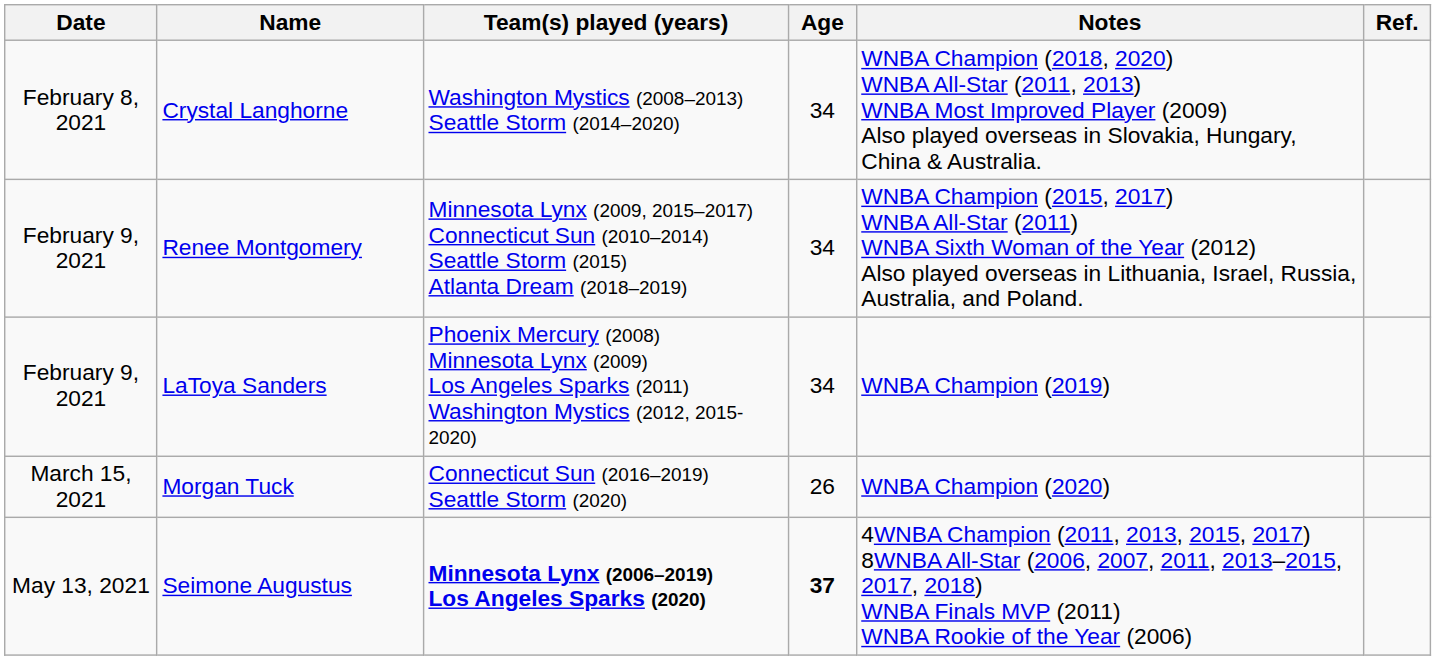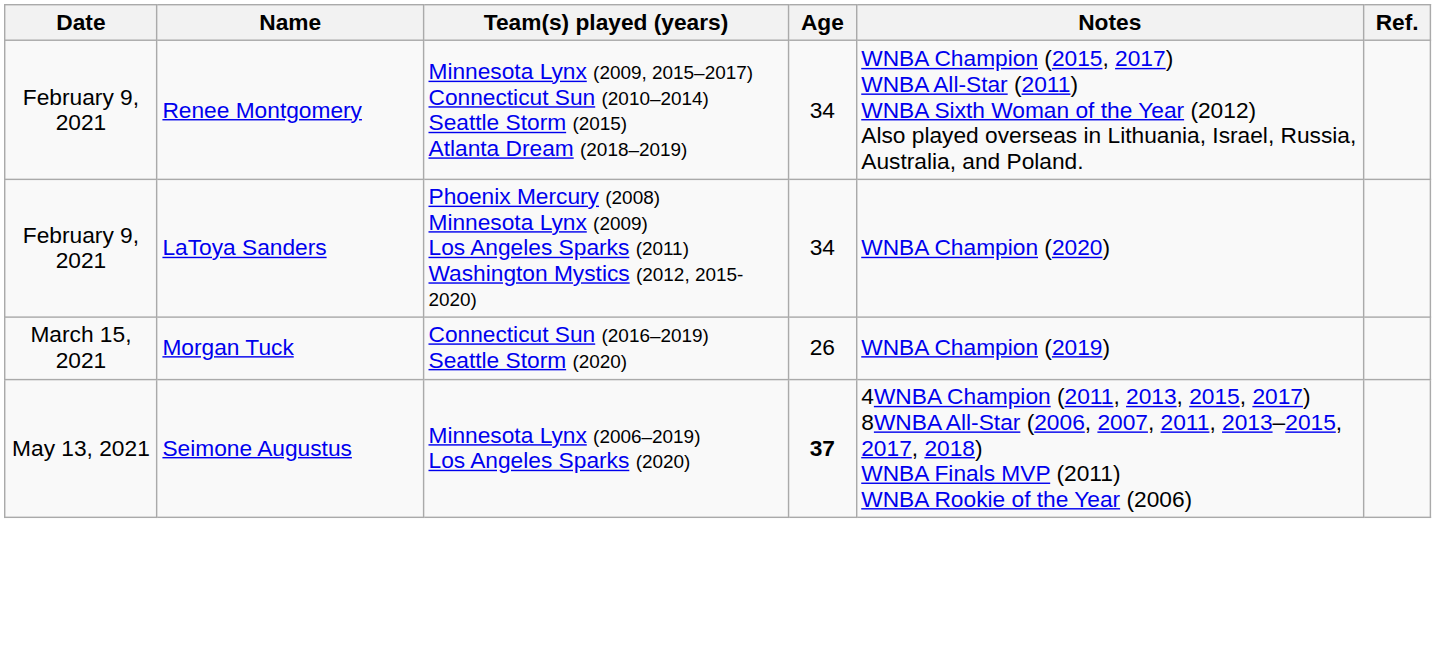- row: (255, 109)
(986, 386) WNBA Champion (2019) -> (986, 247) WNBA Champion (2020)
(986, 486) WNBA Champion (2020) -> (986, 347) WNBA Champion (2019)
(571, 586) bold -> (564, 447) normal
